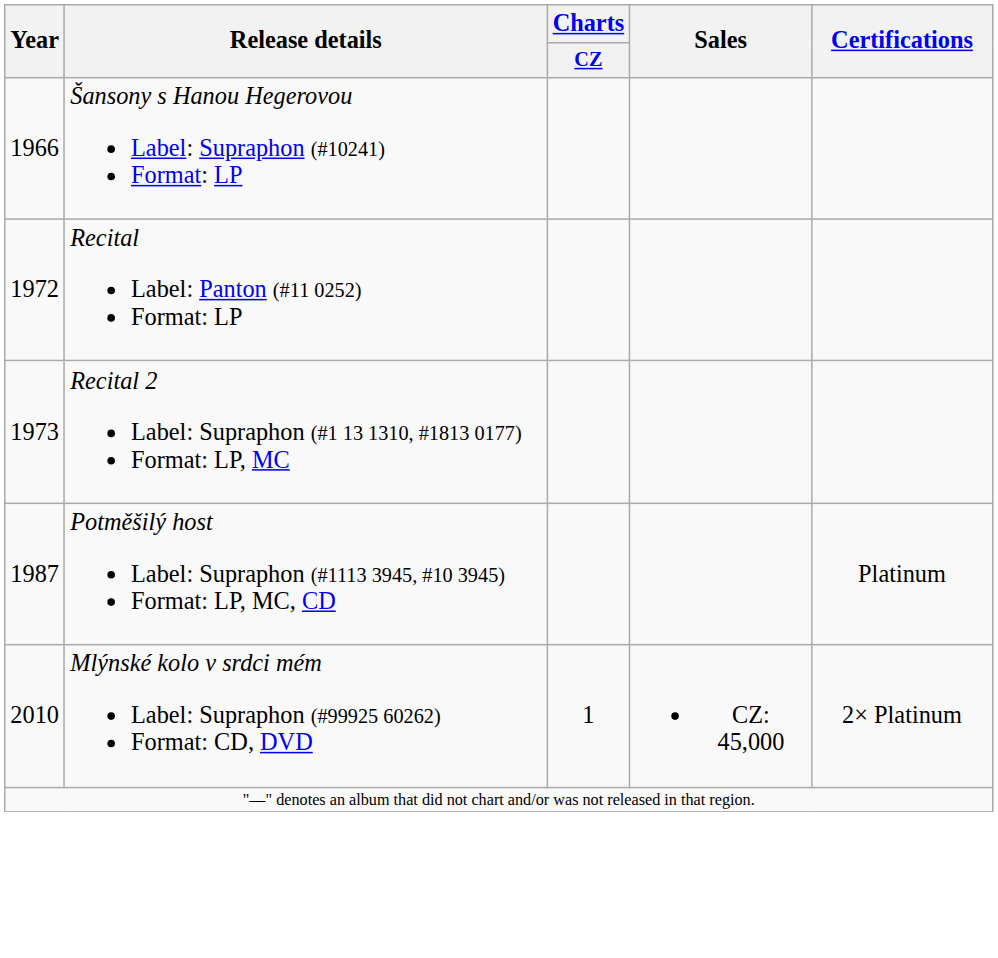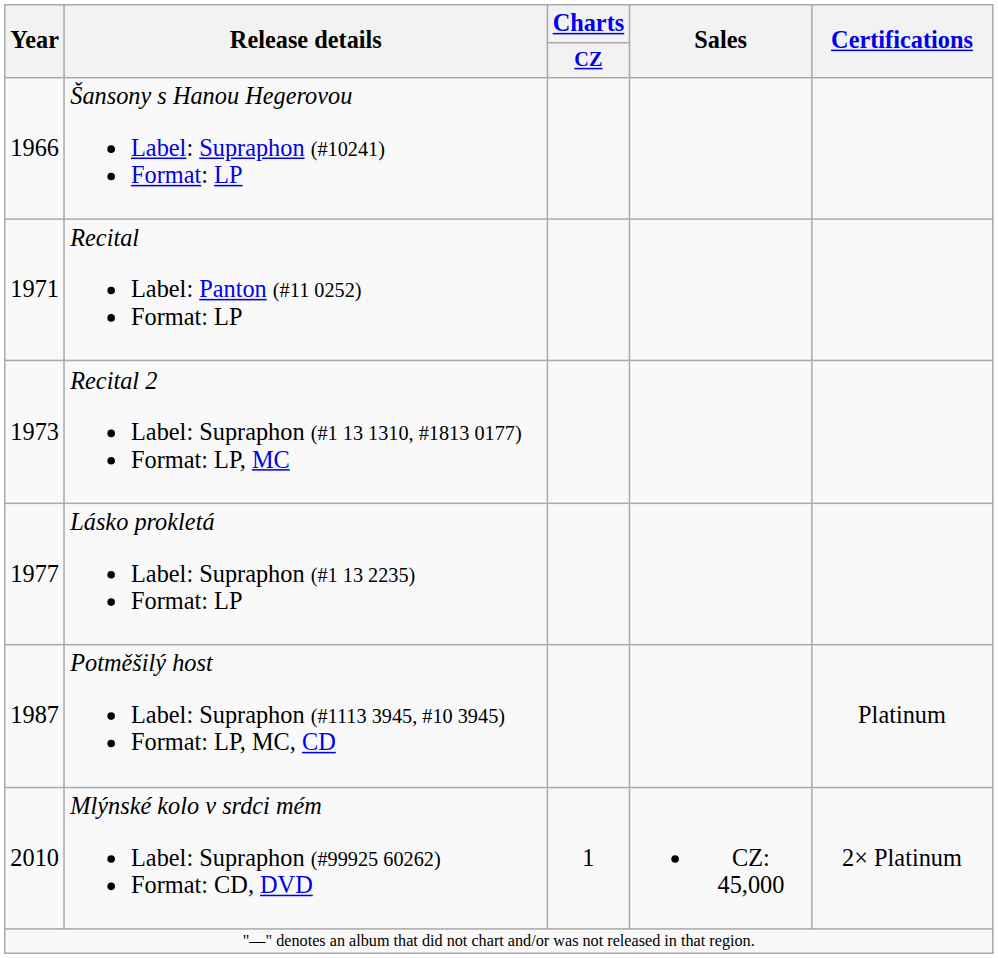(35, 289) 1972 -> (35, 289) 1971
+ row: (306, 562)
